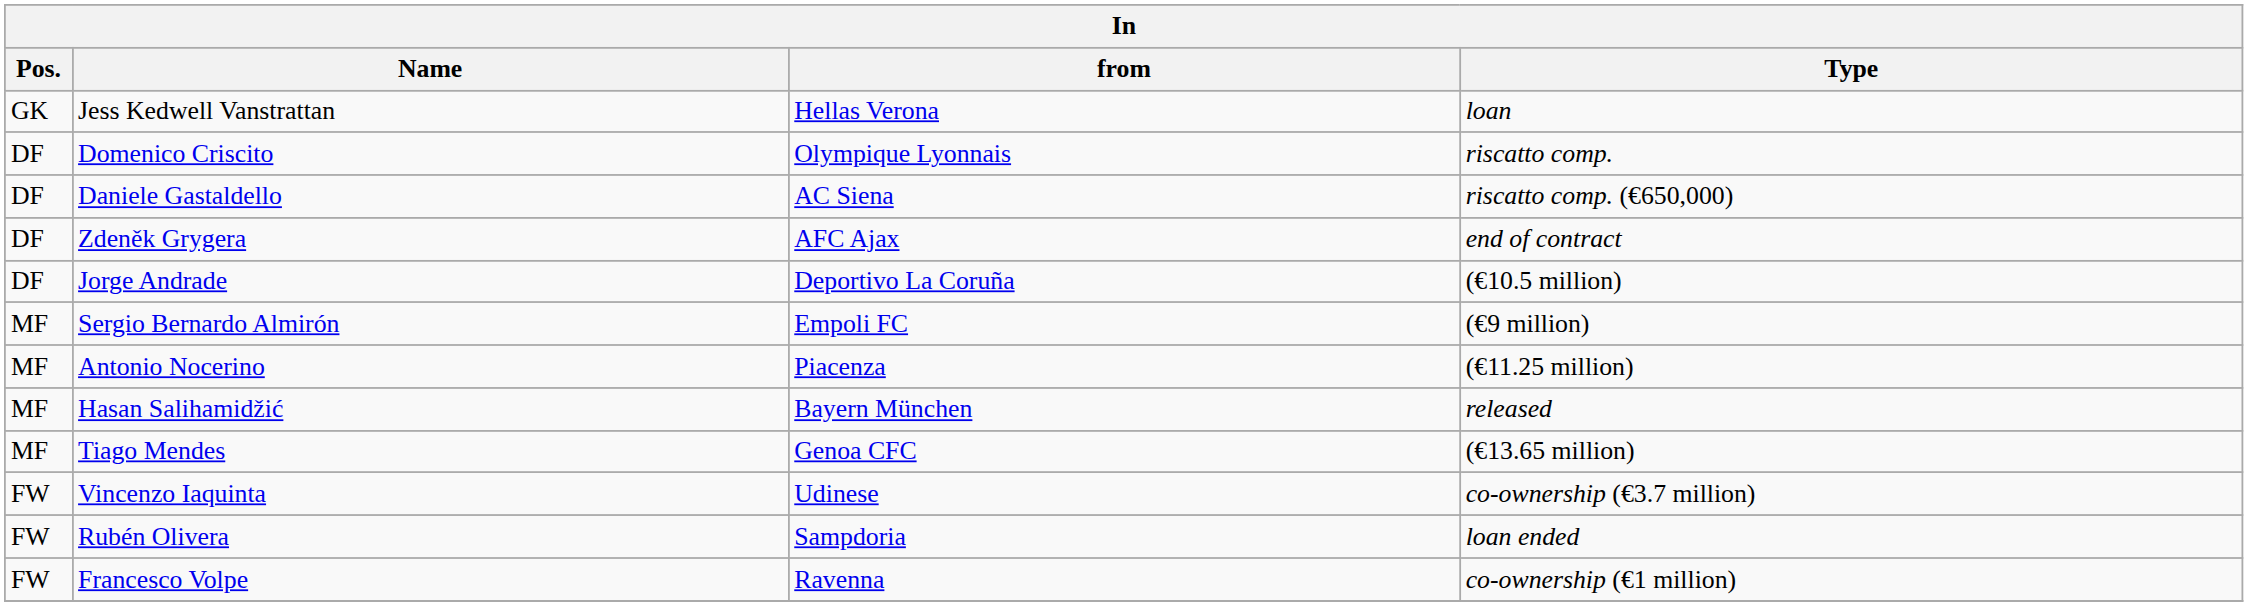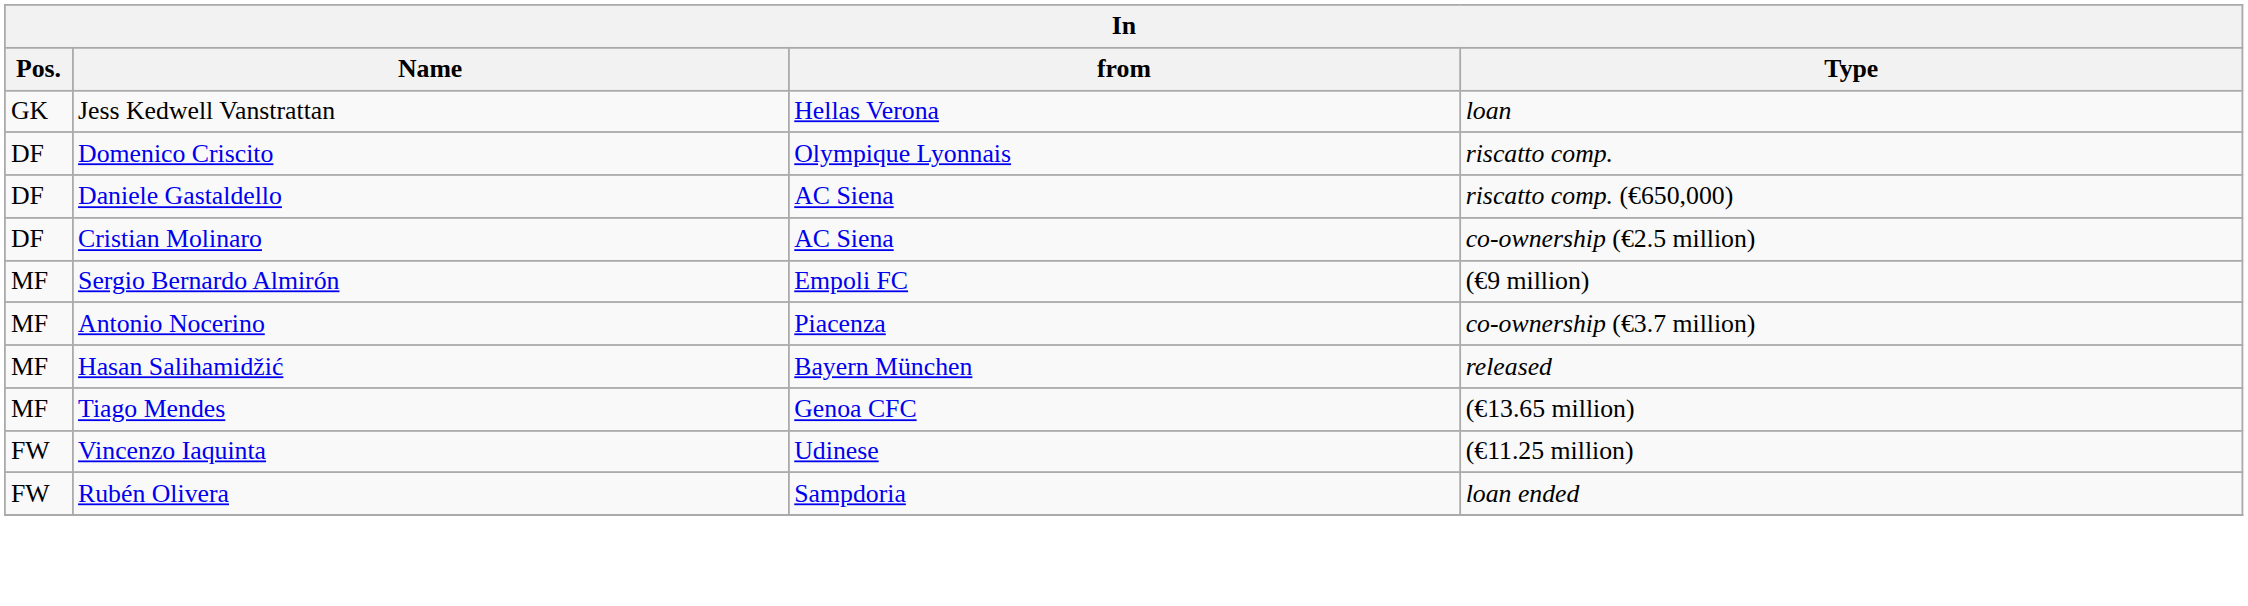- row: (162, 238)
- row: (153, 281)
+ row: (170, 238)
(1550, 366) (€11.25 million) -> (1611, 323) co-ownership (€3.7 million)
(1611, 493) co-ownership (€3.7 million) -> (1550, 451) (€11.25 million)
- row: (163, 578)
